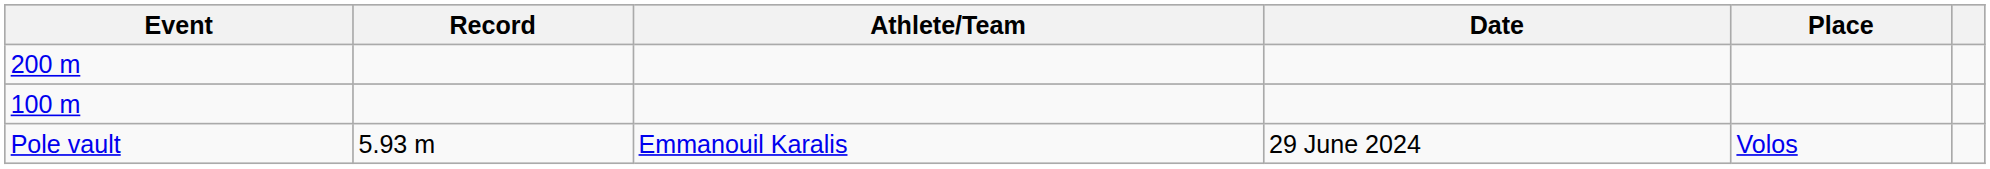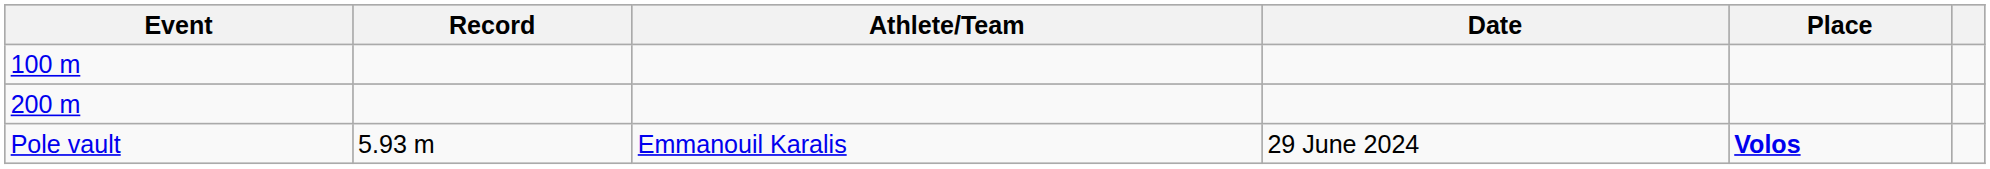rows swapped: (45, 104) <-> (45, 65)
(1767, 144) normal -> (1767, 144) bold
